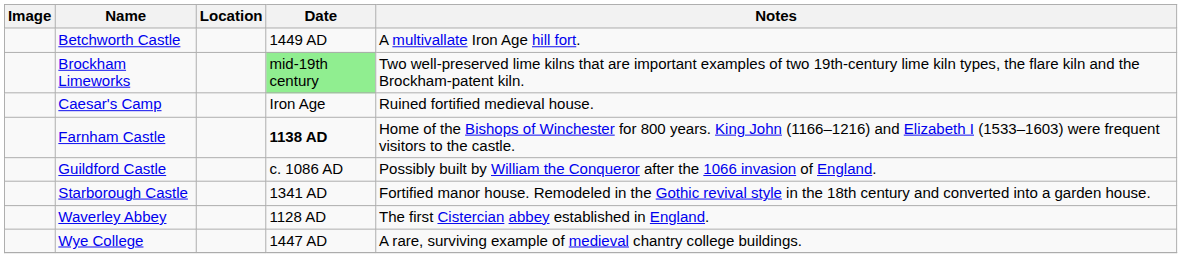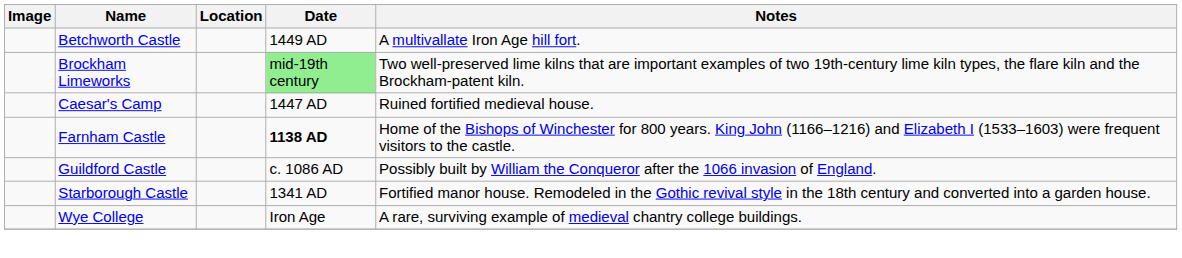(297, 104) Iron Age -> (298, 104) 1447 AD
- row: (112, 217)
(298, 241) 1447 AD -> (297, 217) Iron Age
